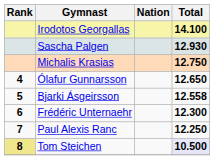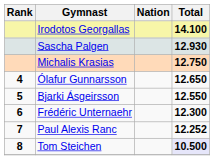(191, 96) 12.558 -> (191, 96) 12.550
(191, 130) 12.250 -> (191, 130) 12.252
(20, 146) khaki background -> (20, 146) no background
